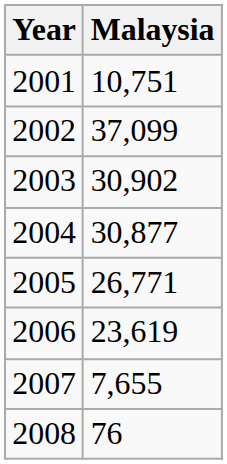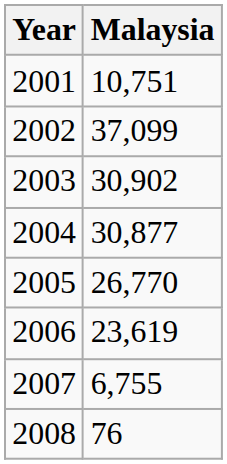(134, 282) 26,771 -> (134, 282) 26,770
(127, 383) 7,655 -> (127, 383) 6,755
